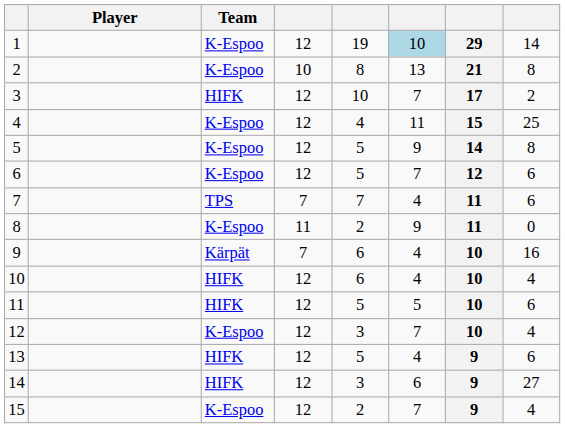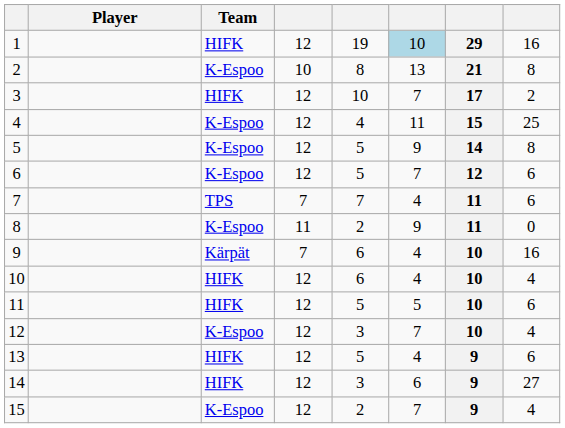(234, 43) K-Espoo -> (224, 43) HIFK
(531, 43) 14 -> (531, 43) 16
